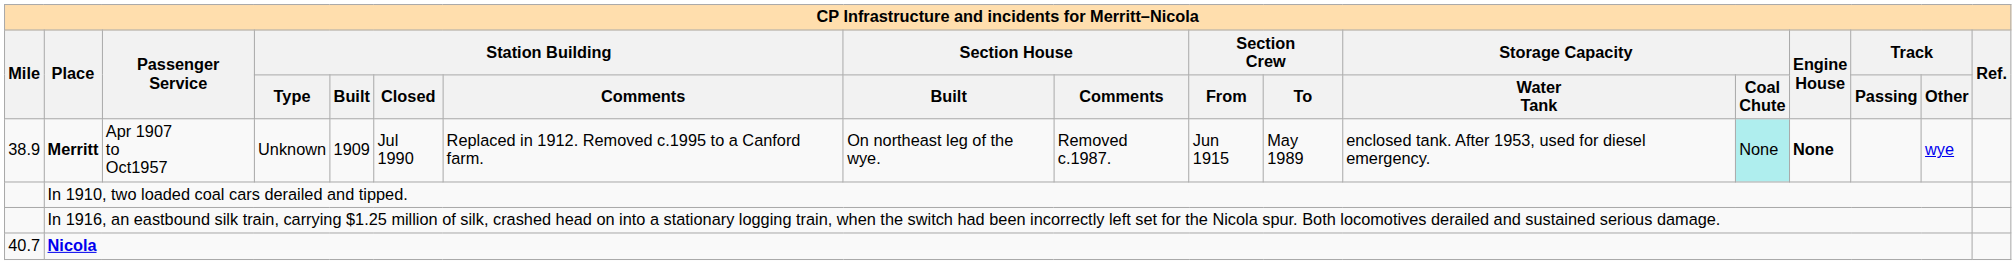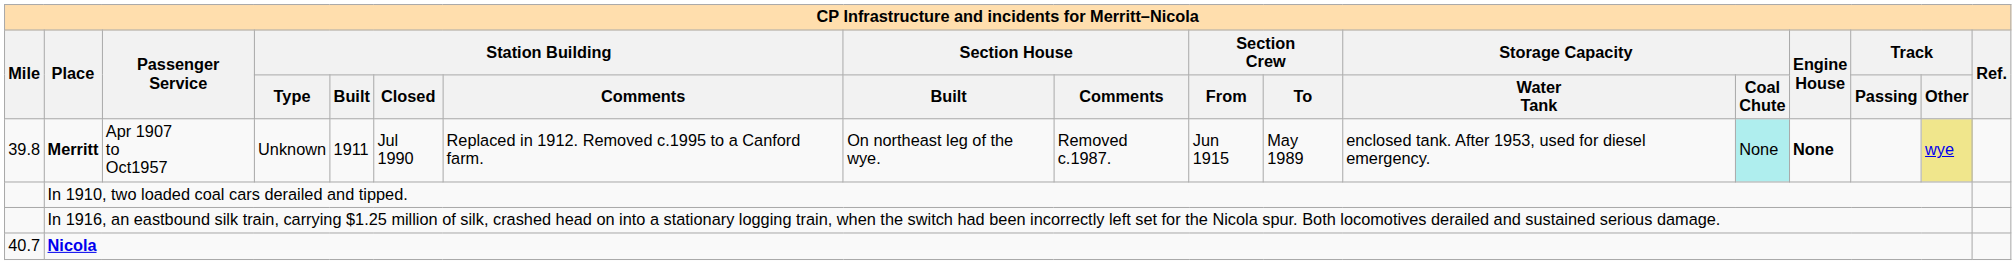(24, 150) 38.9 -> (24, 150) 39.8
(352, 150) 1909 -> (351, 150) 1911
(1940, 150) no background -> (1940, 150) khaki background
